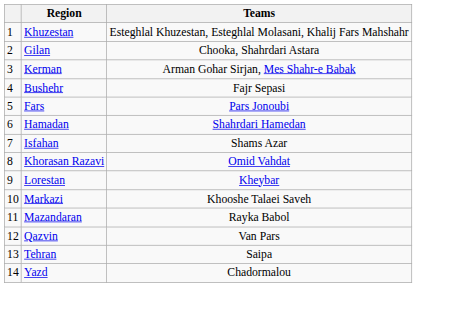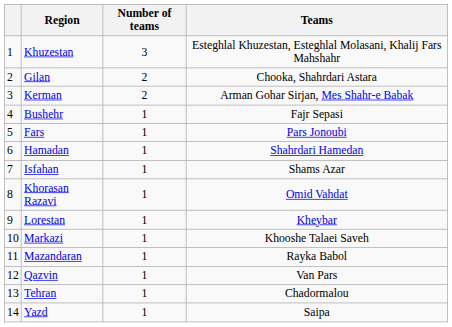+ column: (144, 20)
(259, 254) Saipa -> (317, 293) Chadormalou
(259, 273) Chadormalou -> (317, 312) Saipa
